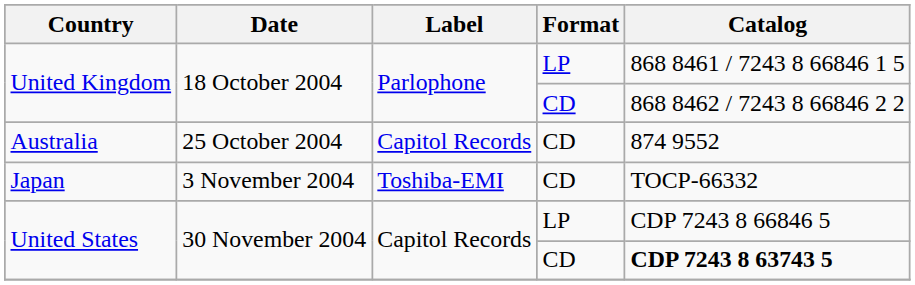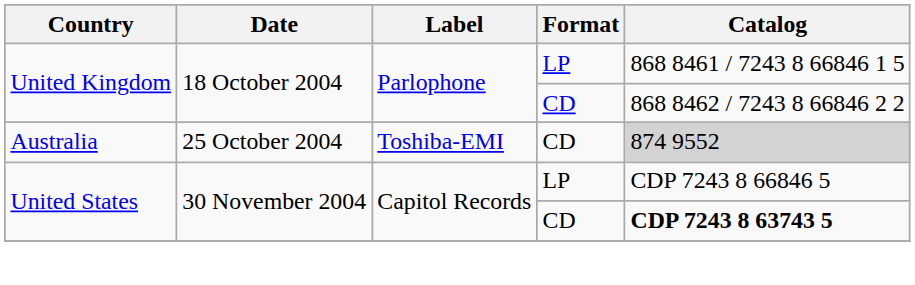(454, 141) Capitol Records -> (441, 141) Toshiba-EMI
(675, 141) no background -> (675, 141) lightgrey background
- row: (38, 180)
